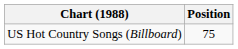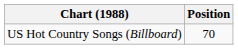(209, 34) 75 -> (209, 34) 70
